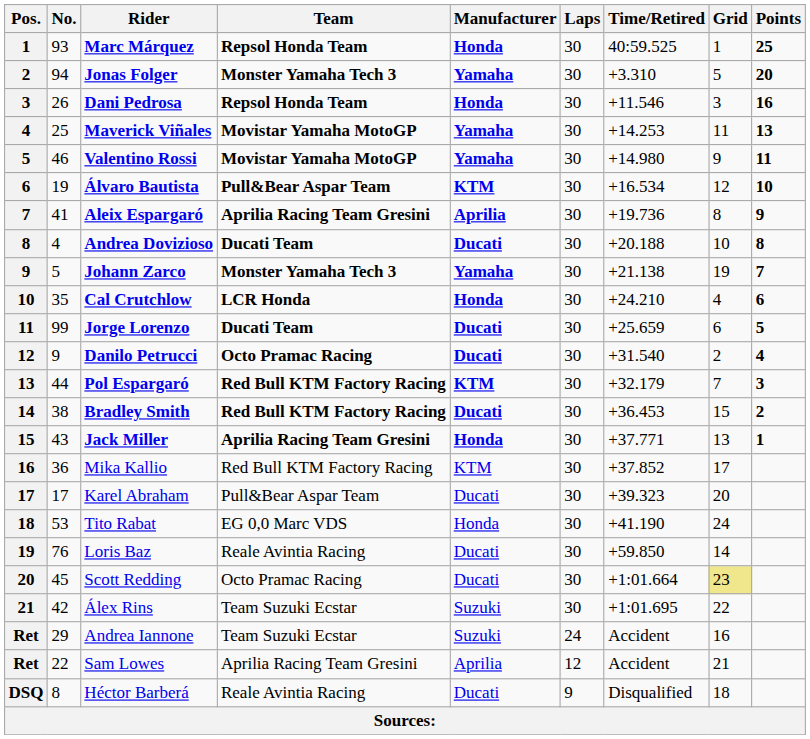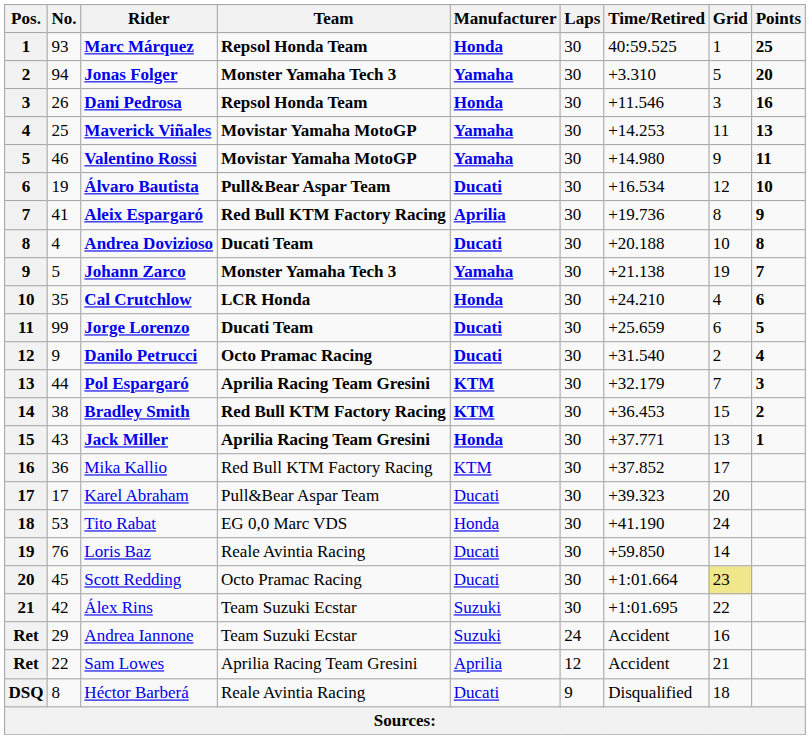(474, 187) KTM -> (478, 187) Ducati
(325, 215) Aprilia Racing Team Gresini -> (333, 215) Red Bull KTM Factory Racing
(333, 383) Red Bull KTM Factory Racing -> (325, 383) Aprilia Racing Team Gresini
(478, 411) Ducati -> (474, 411) KTM
